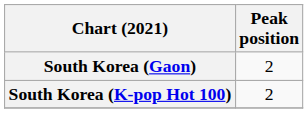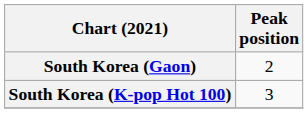(269, 94) 2 -> (269, 94) 3
